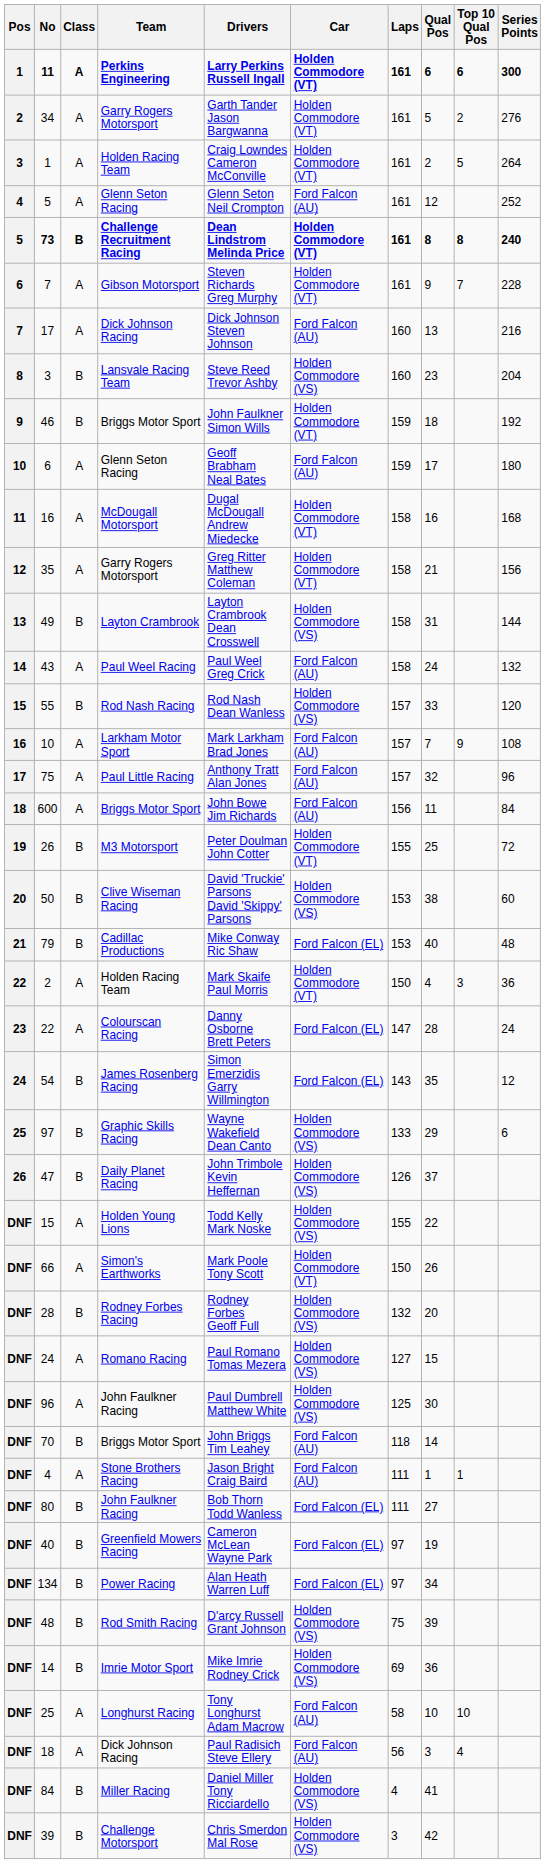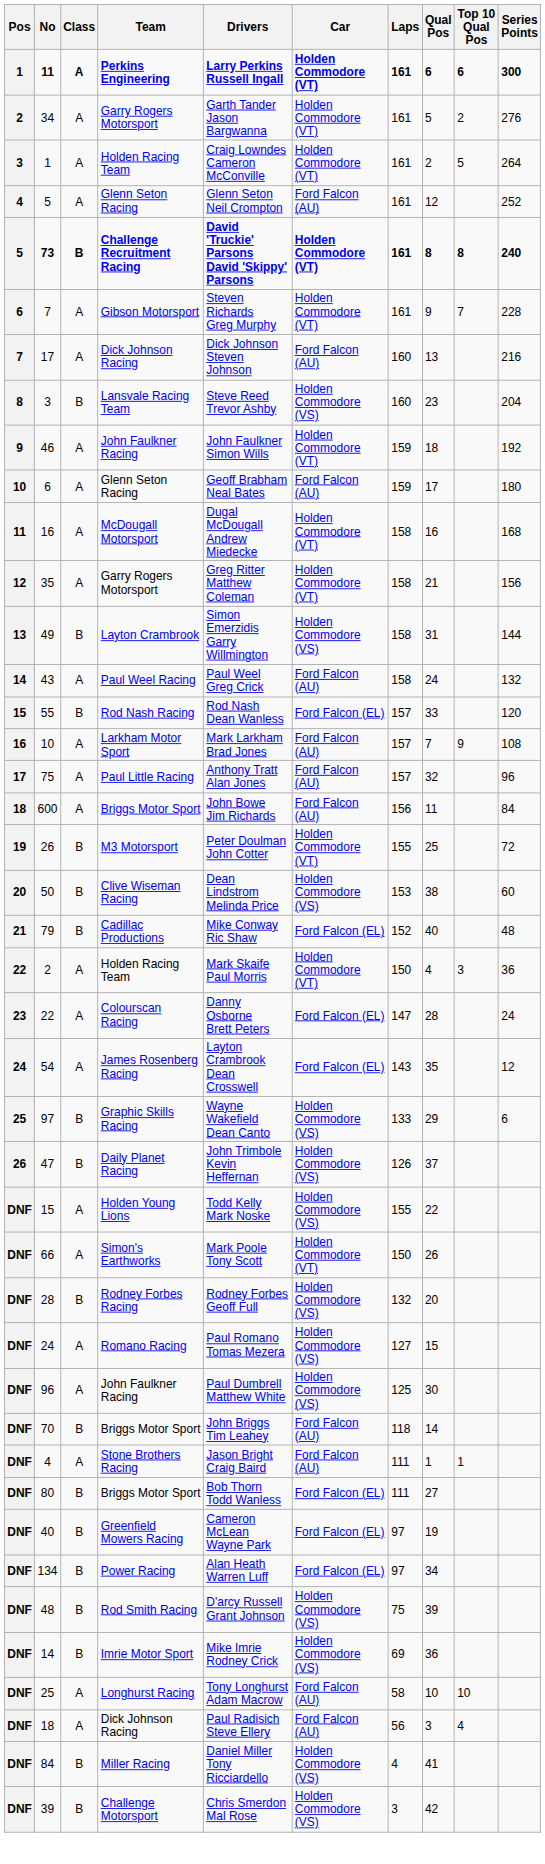(246, 240) Dean Lindstrom Melinda Price -> (247, 253) David 'Truckie' Parsons David 'Skippy' Parsons
(79, 421) B -> (79, 447) A
(151, 421) Briggs Motor Sport -> (139, 447) John Faulkner Racing
(237, 622) Layton Crambrook Dean Crosswell -> (237, 635) Simon Emerzidis Garry Willmington
(327, 706) Holden Commodore (VS) -> (340, 712) Ford Falcon (EL)
(246, 899) David 'Truckie' Parsons David 'Skippy' Parsons -> (243, 892) Dean Lindstrom Melinda Price
(401, 944) 153 -> (401, 931) 152
(79, 1080) B -> (79, 1067) A
(238, 1080) Simon Emerzidis Garry Willmington -> (236, 1067) Layton Crambrook Dean Crosswell
(139, 1506) John Faulkner Racing -> (151, 1493) Briggs Motor Sport
